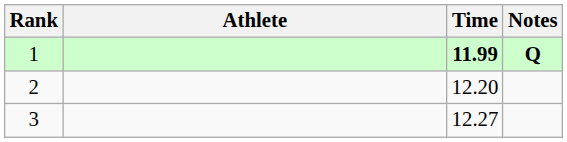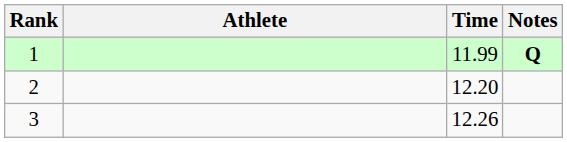(475, 53) bold -> (475, 53) normal
(475, 119) 12.27 -> (475, 119) 12.26
